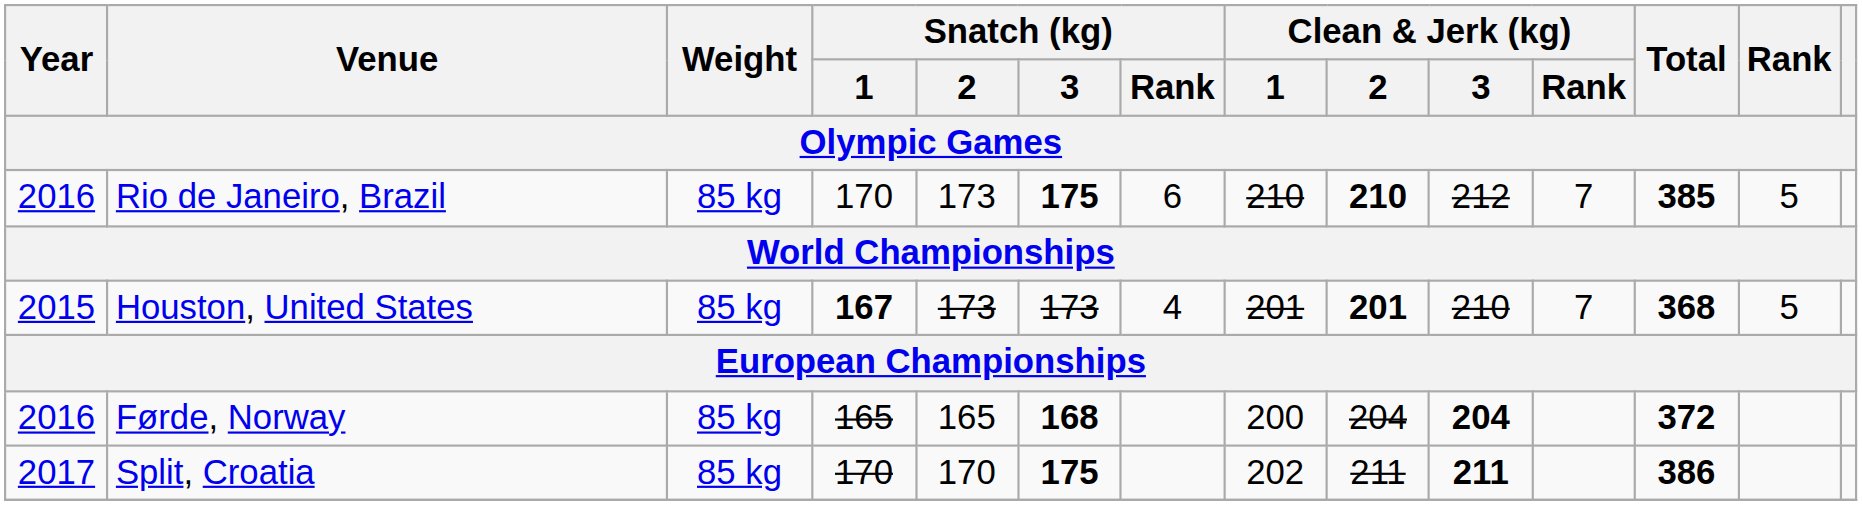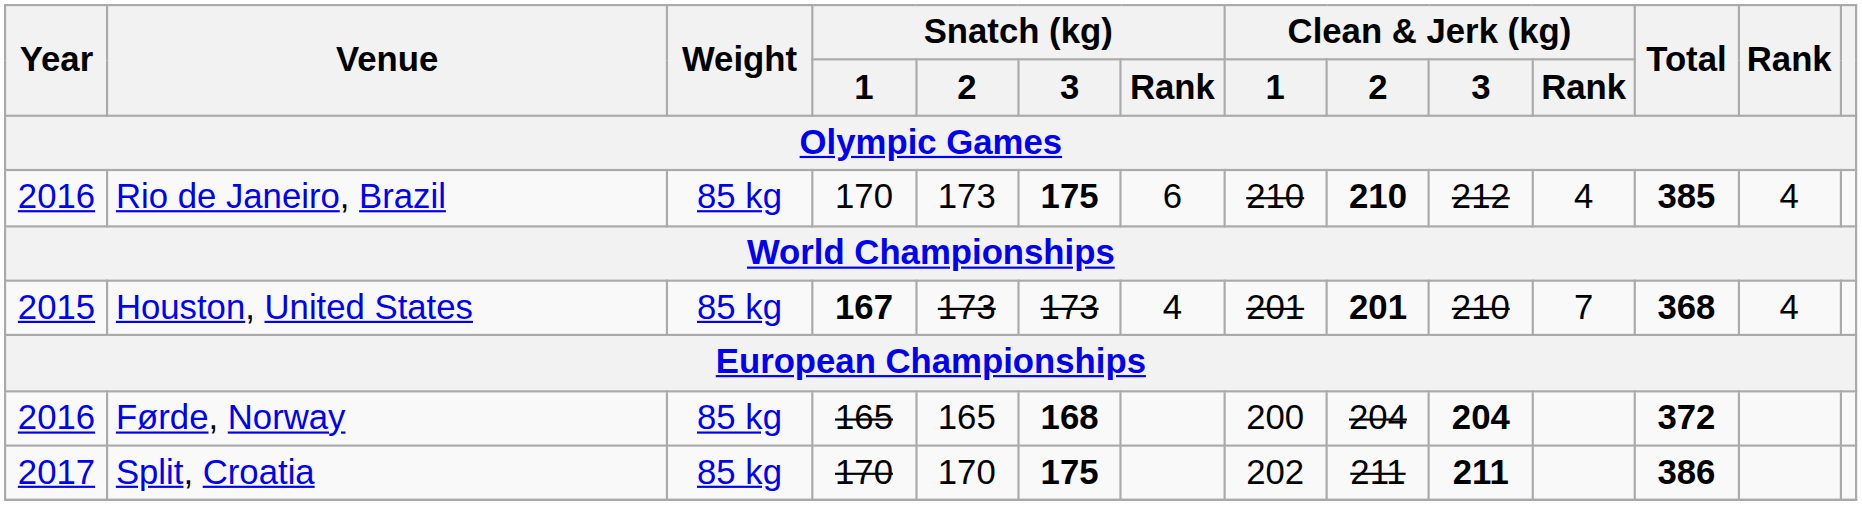(1584, 197) 7 -> (1584, 197) 4
(1789, 197) 5 -> (1789, 197) 4
(1789, 307) 5 -> (1789, 307) 4
